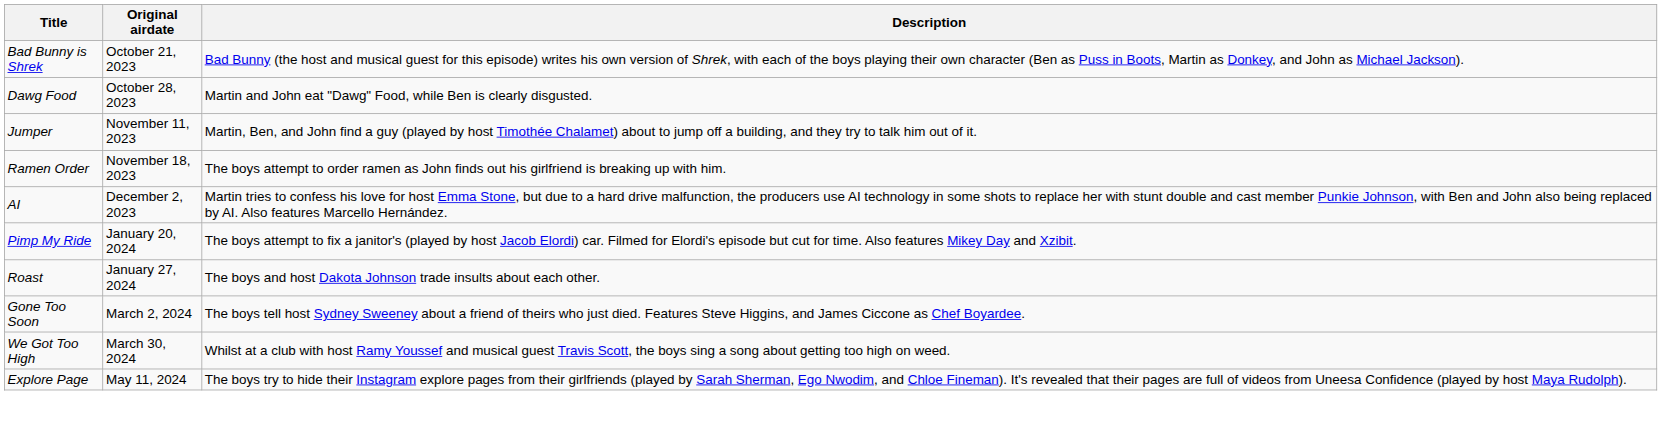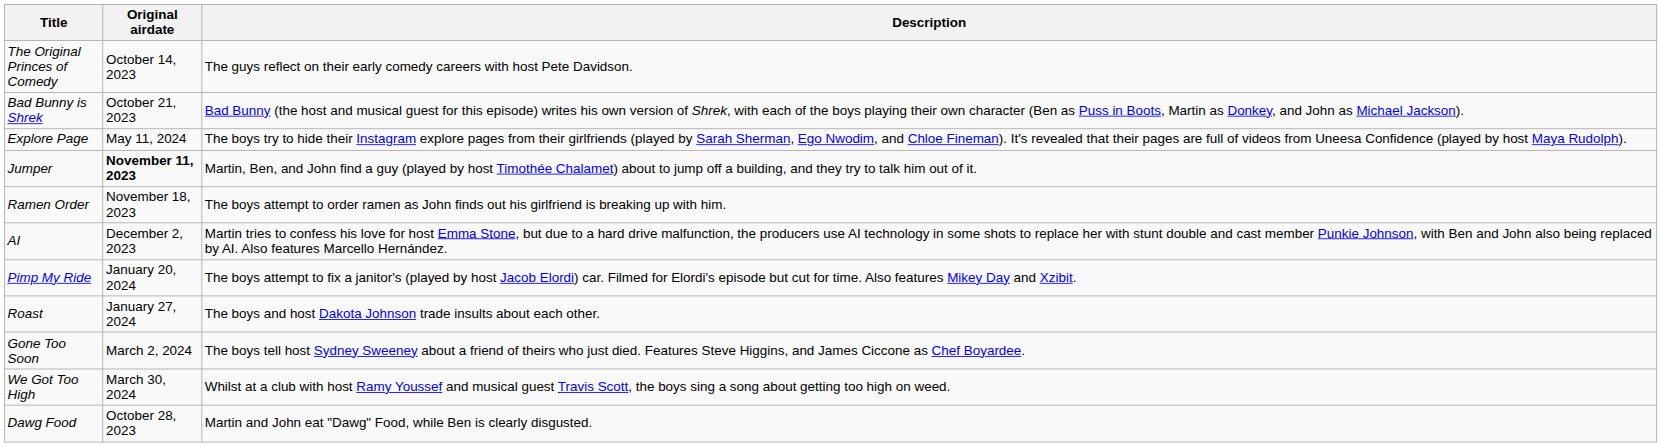+ row: (44, 66)
rows swapped: (42, 95) <-> (48, 379)
(148, 132) normal -> (150, 168) bold
